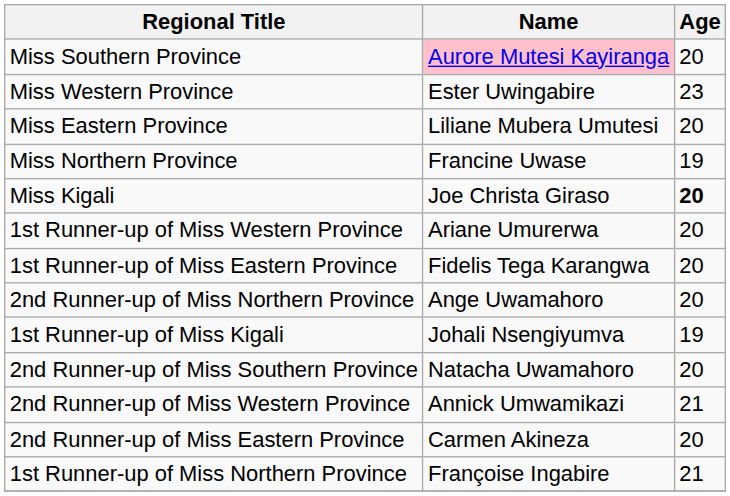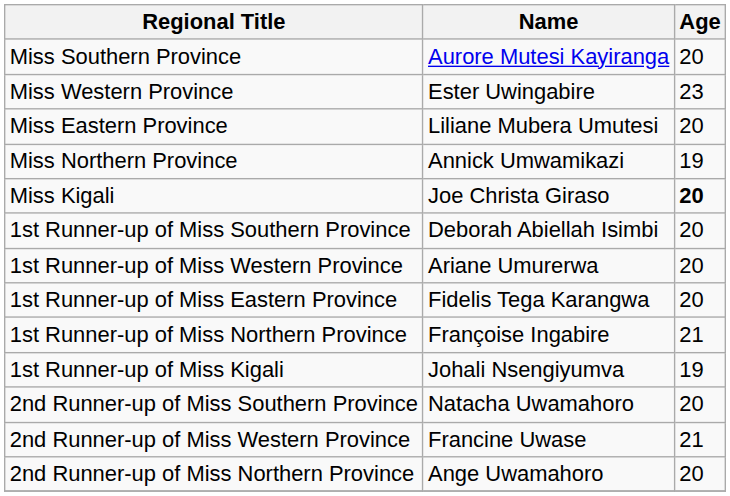(549, 56) pink background -> (549, 56) no background
(507, 160) Francine Uwase -> (526, 160) Annick Umwamikazi
+ row: (210, 230)
rows swapped: (208, 473) <-> (212, 299)
(526, 404) Annick Umwamikazi -> (507, 439) Francine Uwase
- row: (207, 439)
